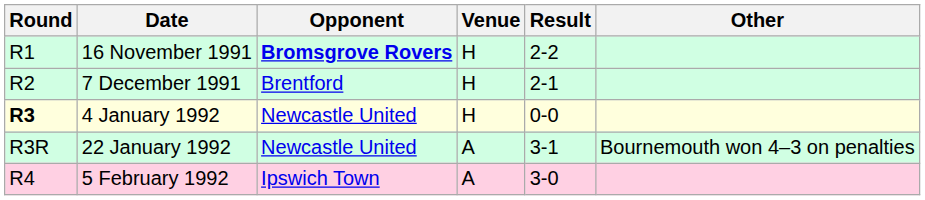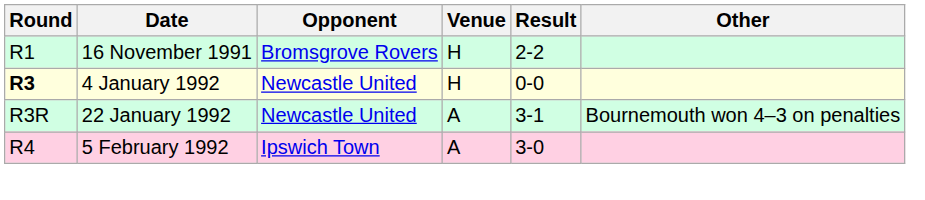(357, 52) bold -> (349, 52) normal
- row: (161, 83)
